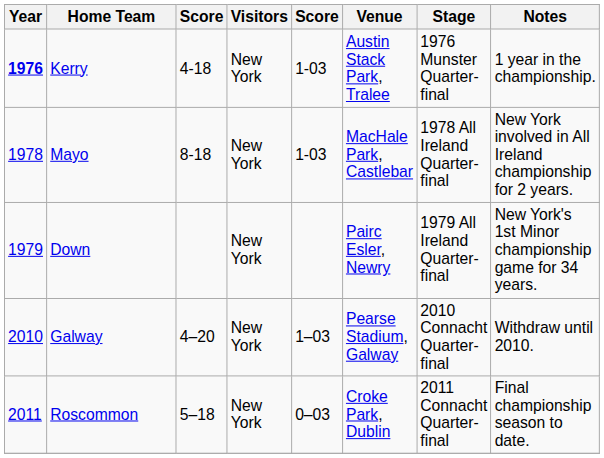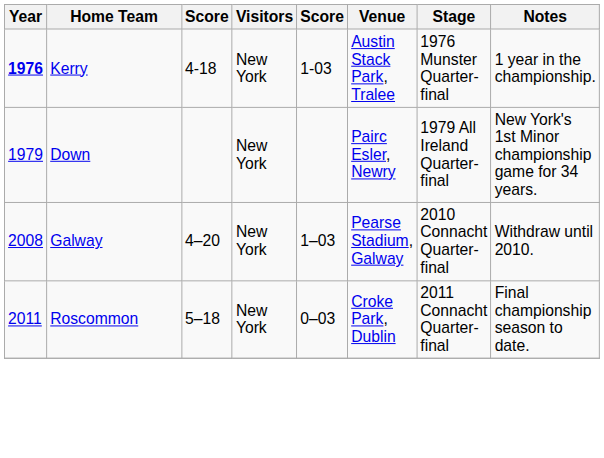- row: (69, 154)
(26, 336) 2010 -> (26, 241) 2008
